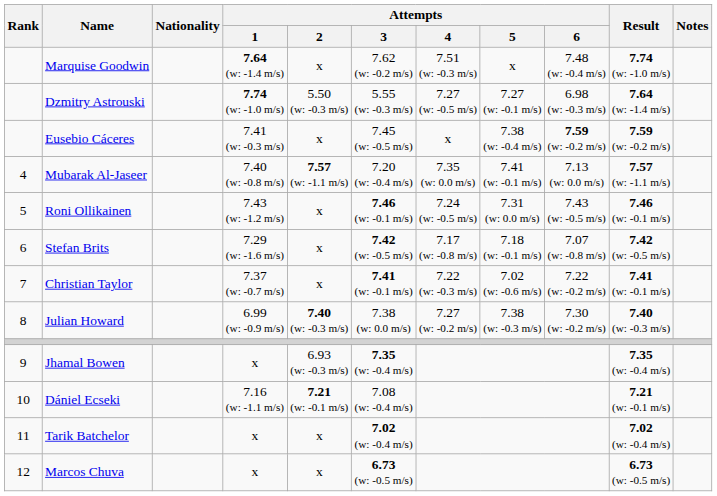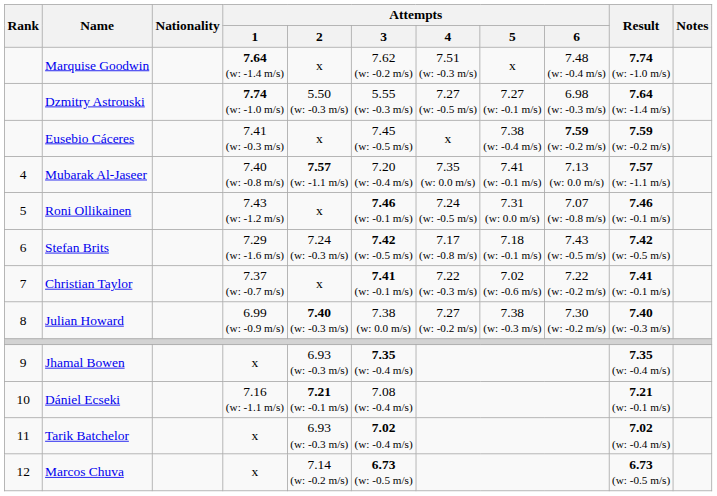(577, 211) 7.43 (w: -0.5 m/s) -> (577, 211) 7.07 (w: -0.8 m/s)
(319, 247) x -> (319, 247) 7.24 (w: -0.3 m/s)
(577, 247) 7.07 (w: -0.8 m/s) -> (577, 247) 7.43 (w: -0.5 m/s)
(319, 435) x -> (319, 435) 6.93 (w: -0.3 m/s)
(319, 472) x -> (319, 472) 7.14 (w: -0.2 m/s)
